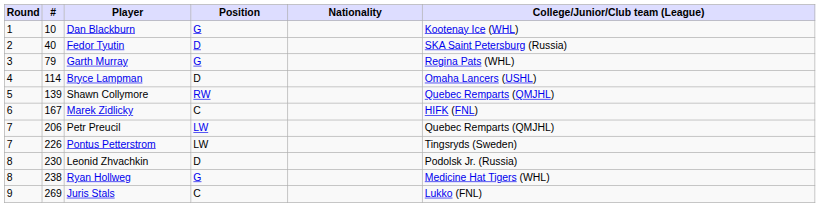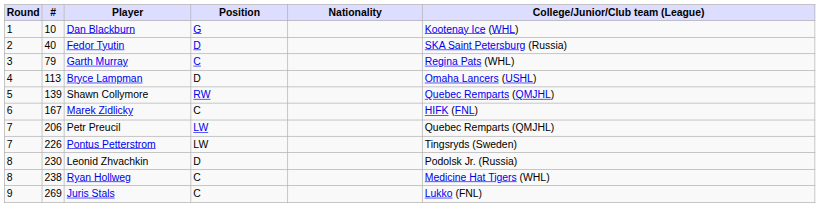(197, 62) G -> (197, 62) C
(53, 78) 114 -> (53, 78) 113
(197, 177) G -> (197, 177) C
